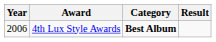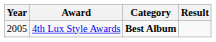(17, 28) 2006 -> (17, 28) 2005
